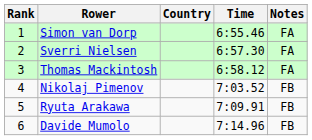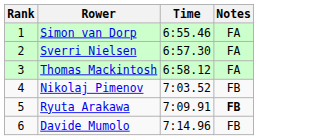- column: (187, 14)
(287, 107) normal -> (234, 107) bold
